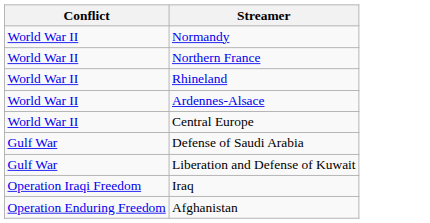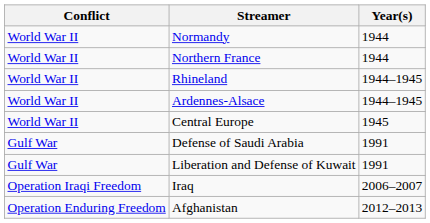+ column: (392, 15)
